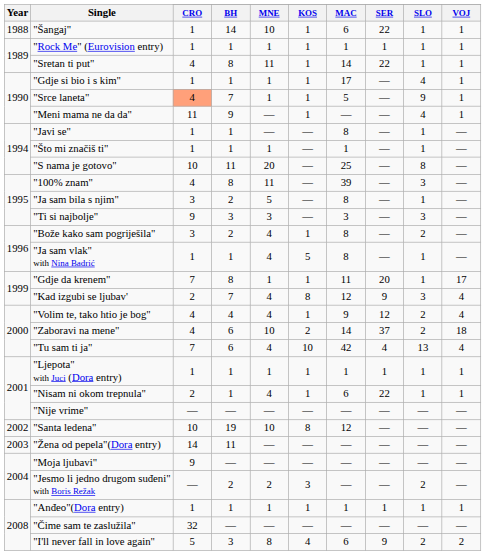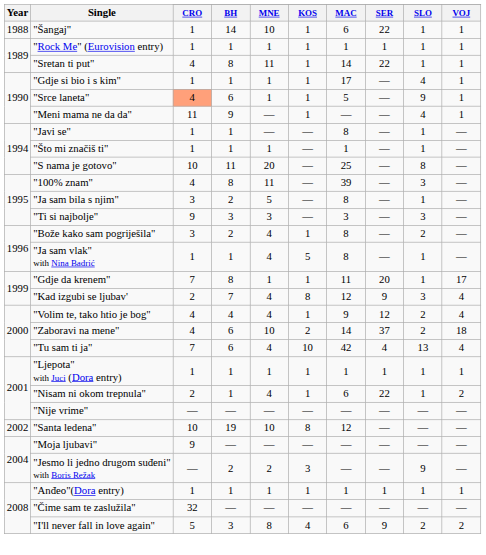(231, 98) 7 -> (231, 98) 6
(461, 394) 1 -> (461, 394) 2
- row: (97, 445)
(423, 485) 2 -> (423, 468) 9
